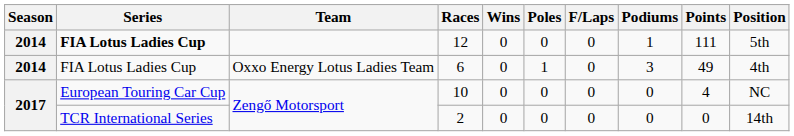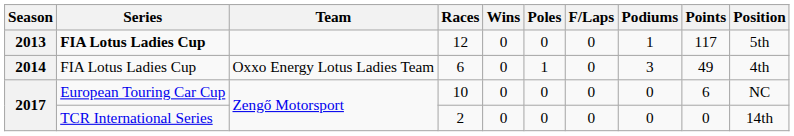(31, 42) 2014 -> (31, 42) 2013
(706, 42) 111 -> (706, 42) 117
(706, 93) 4 -> (706, 93) 6
